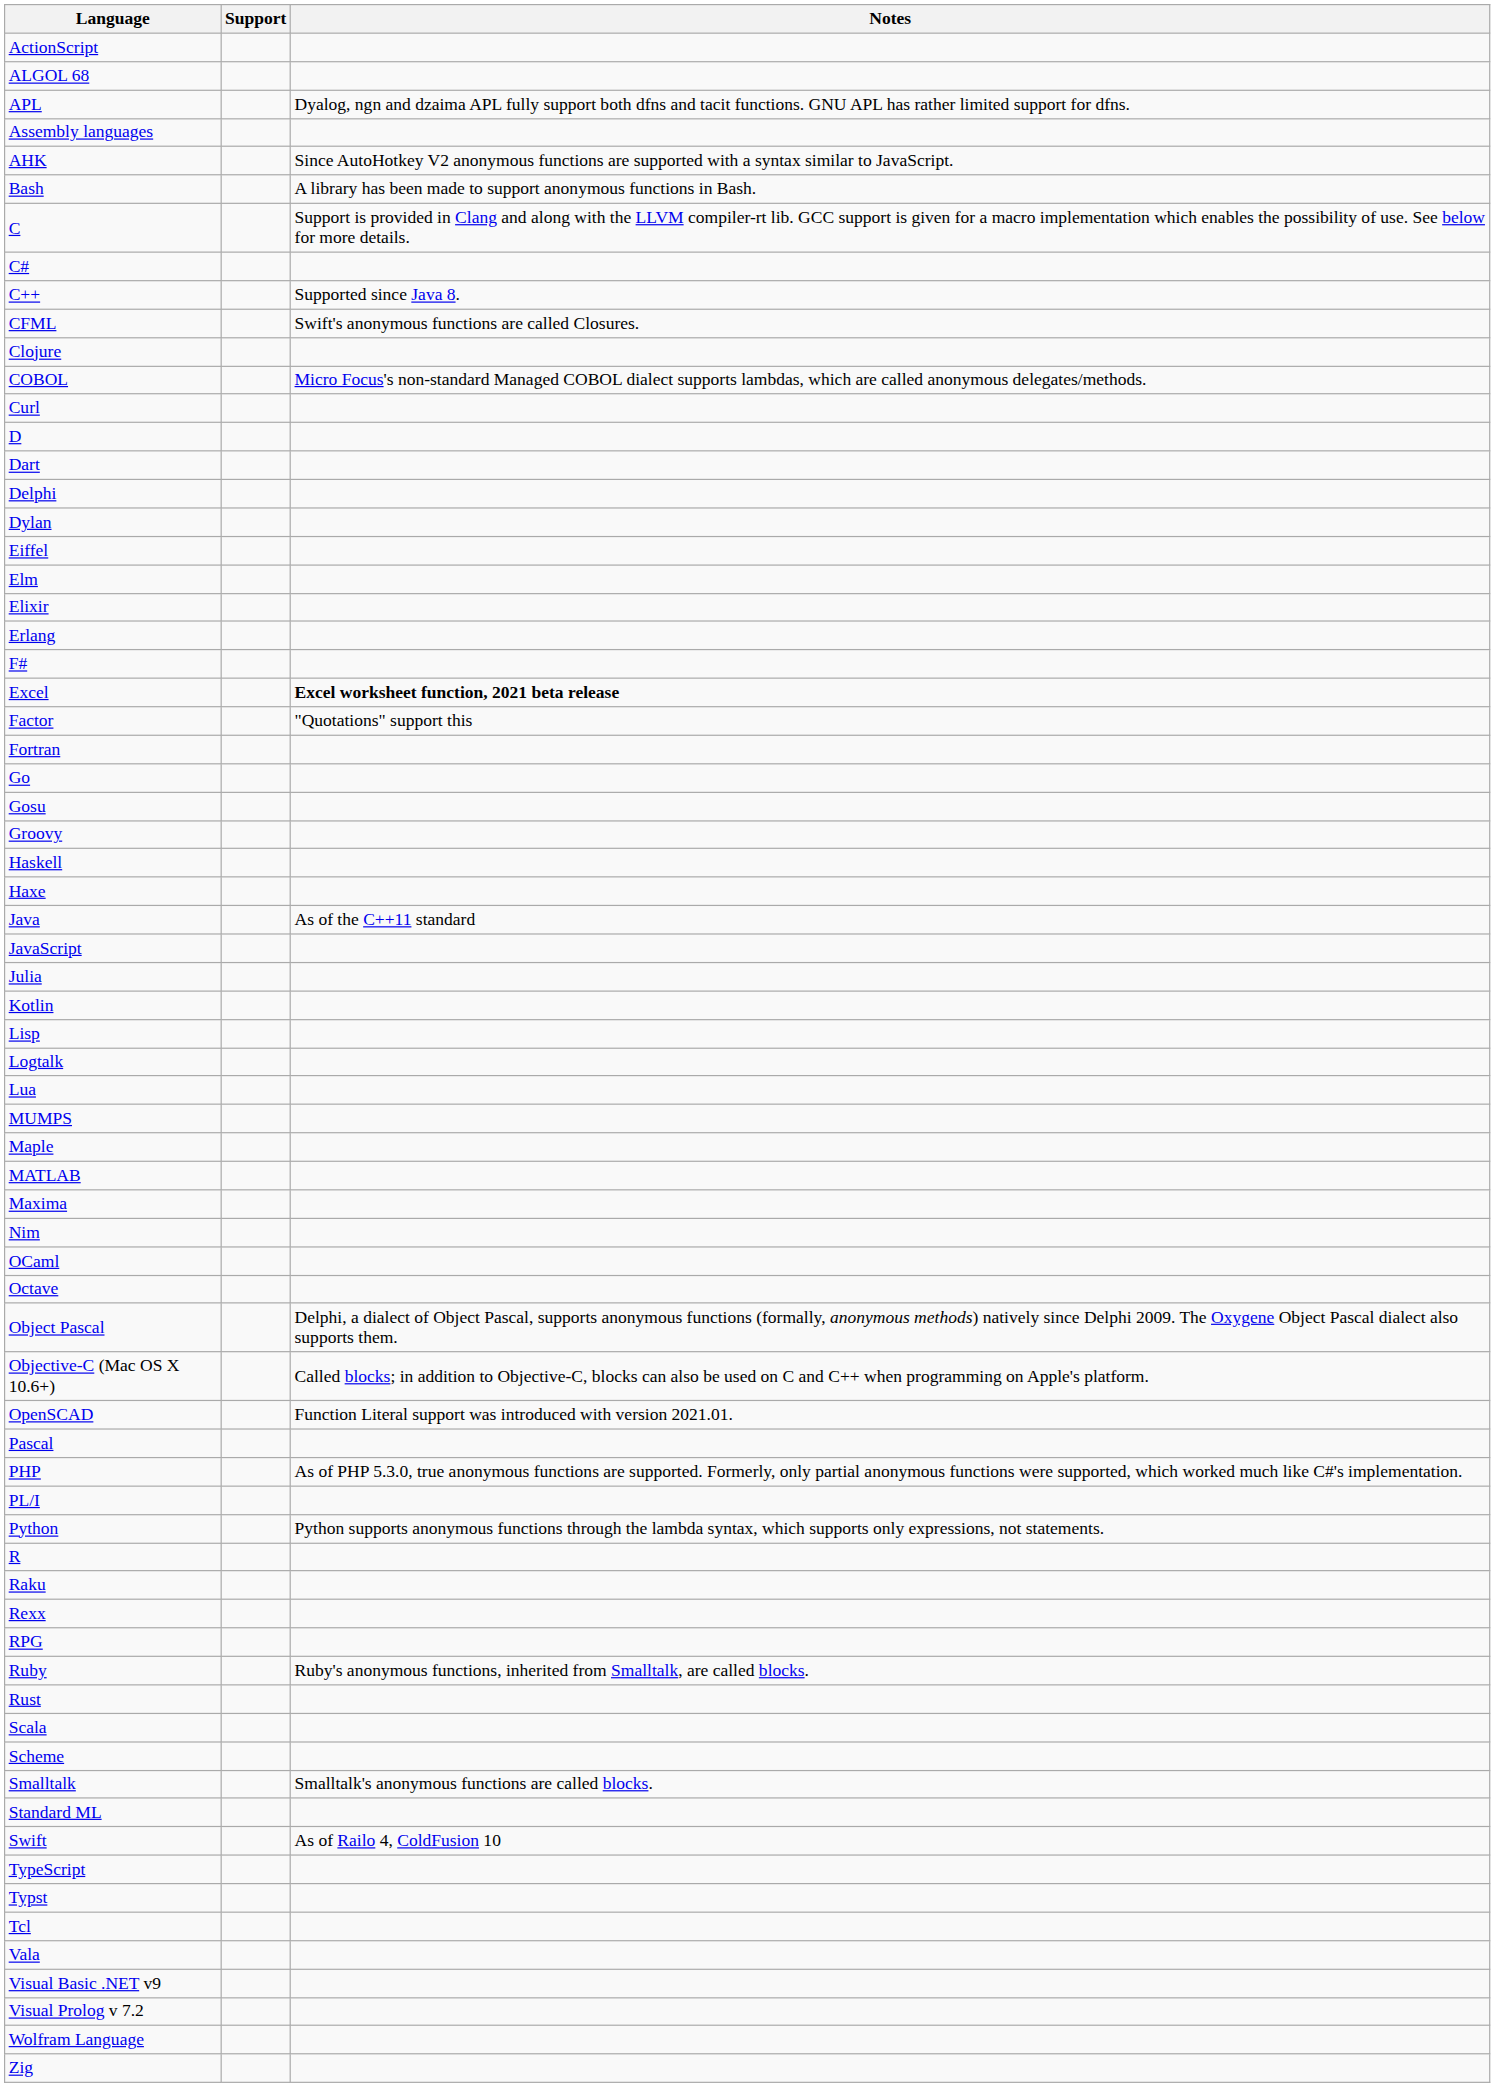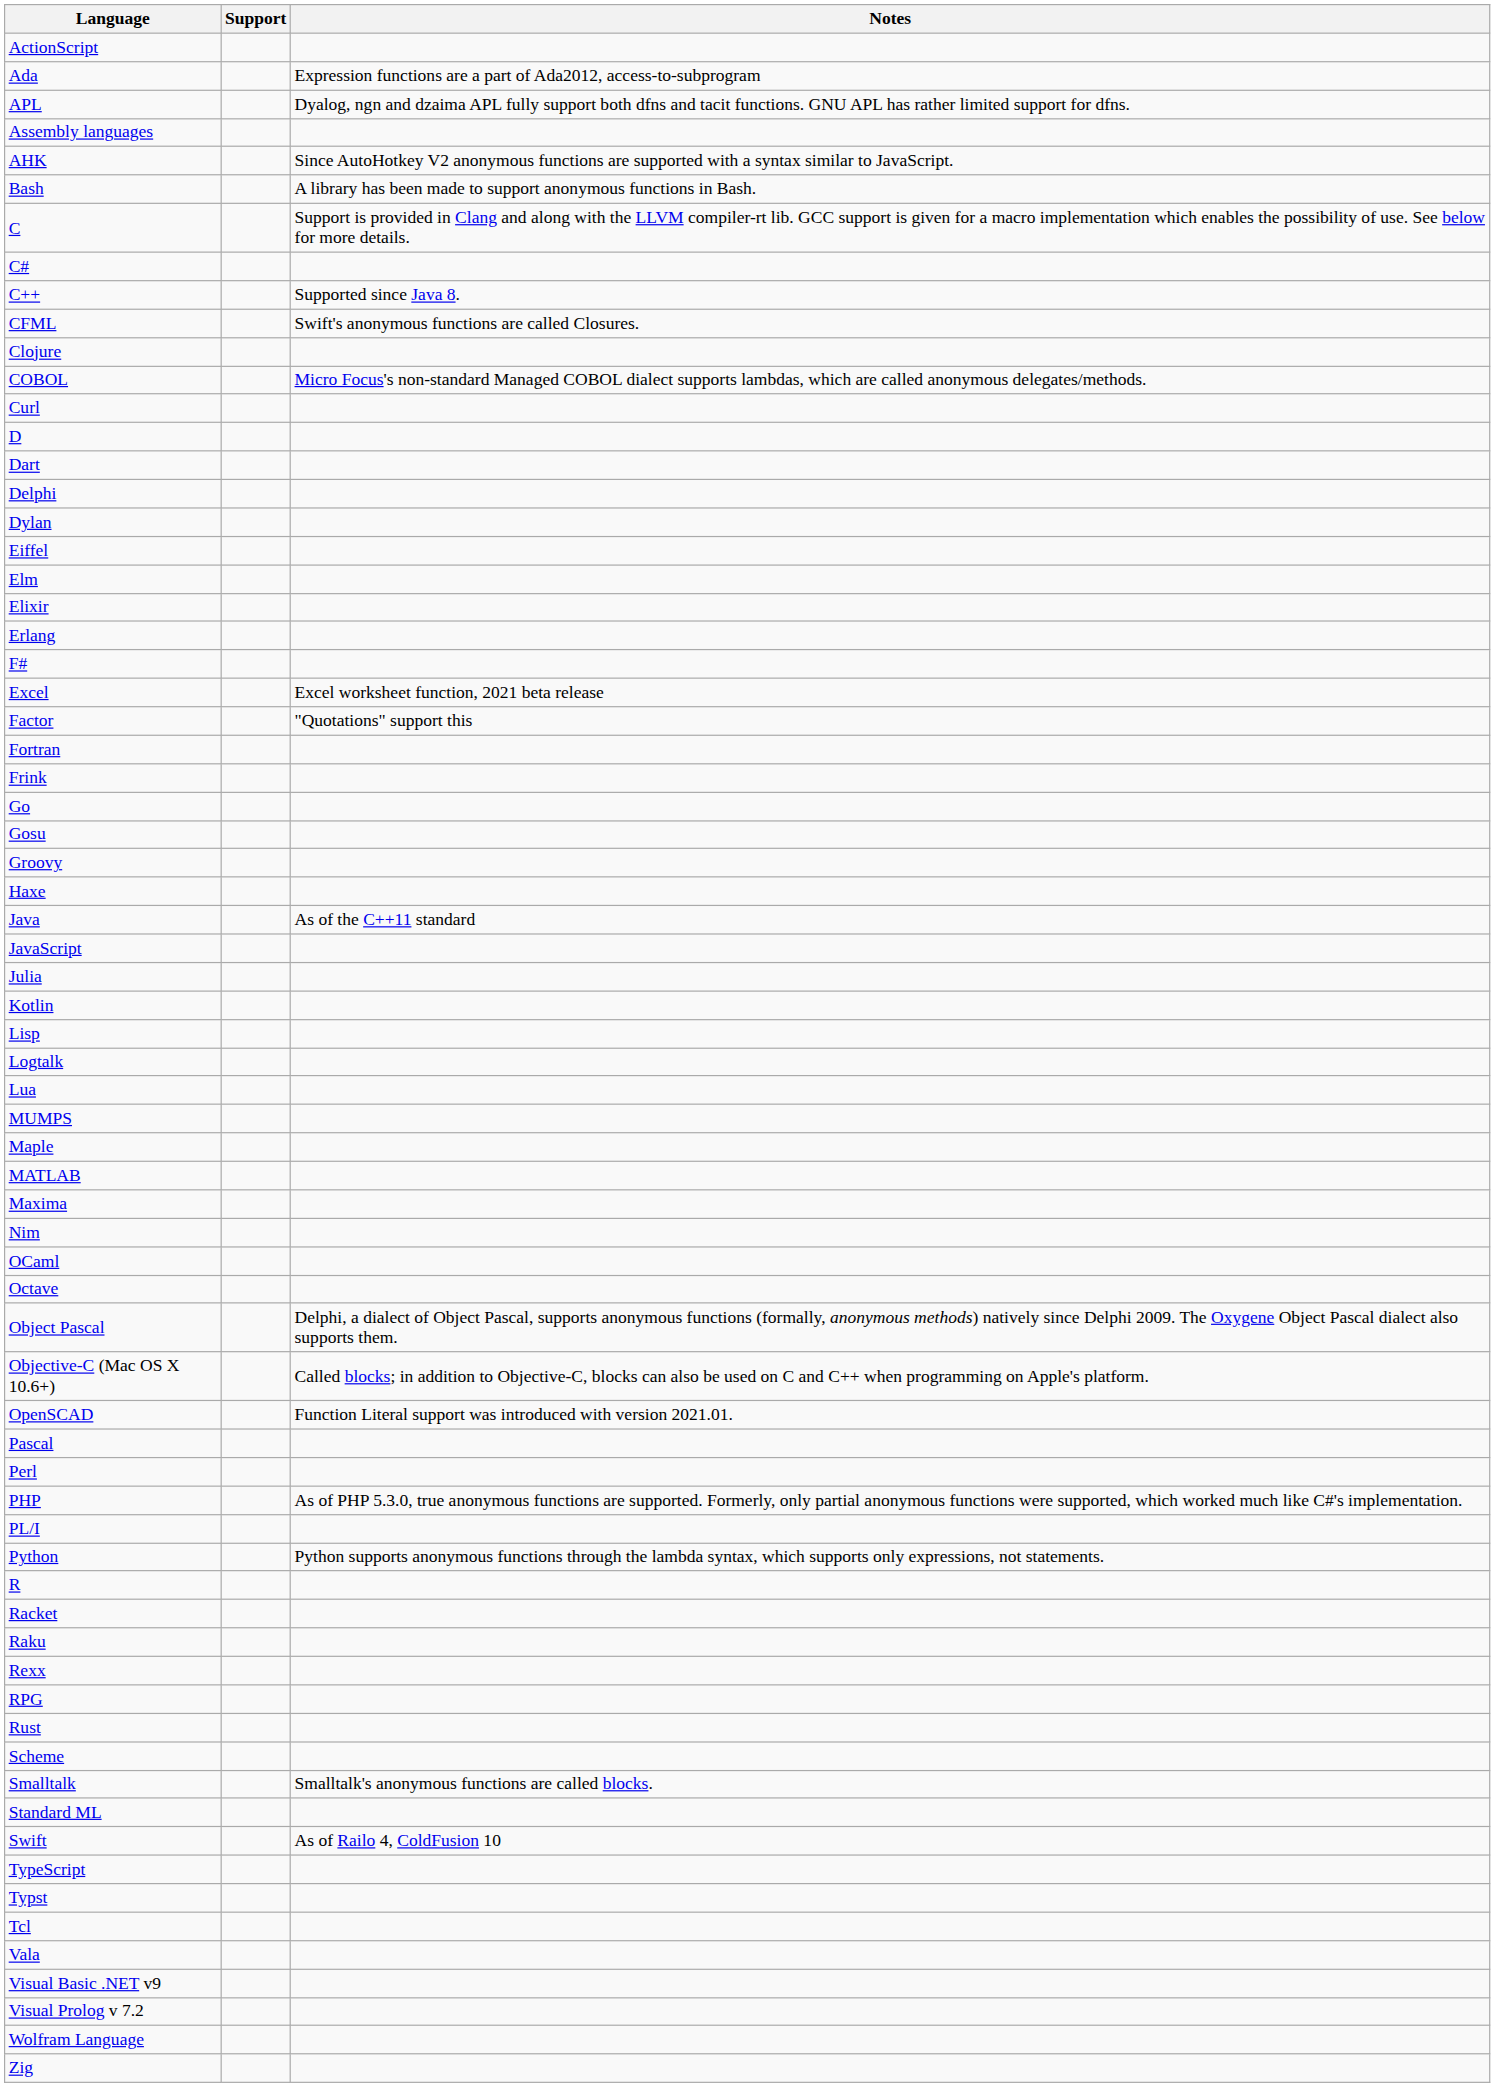+ row: (23, 75)
- row: (49, 75)
(457, 692) bold -> (449, 692) normal
+ row: (28, 777)
- row: (35, 862)
+ row: (23, 1471)
+ row: (33, 1613)
- row: (28, 1670)
- row: (28, 1726)
